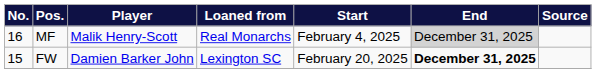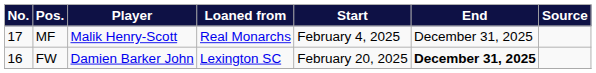(15, 37) 16 -> (15, 37) 17
(473, 37) lightgrey background -> (473, 37) no background
(15, 58) 15 -> (15, 58) 16
